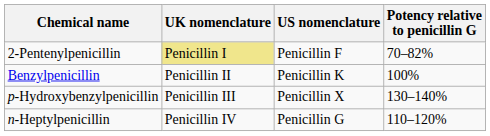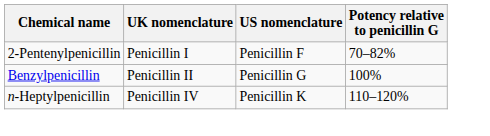(196, 53) khaki background -> (158, 53) no background
(311, 75) Penicillin K -> (273, 75) Penicillin G
- row: (83, 97)
(311, 119) Penicillin G -> (273, 97) Penicillin K
